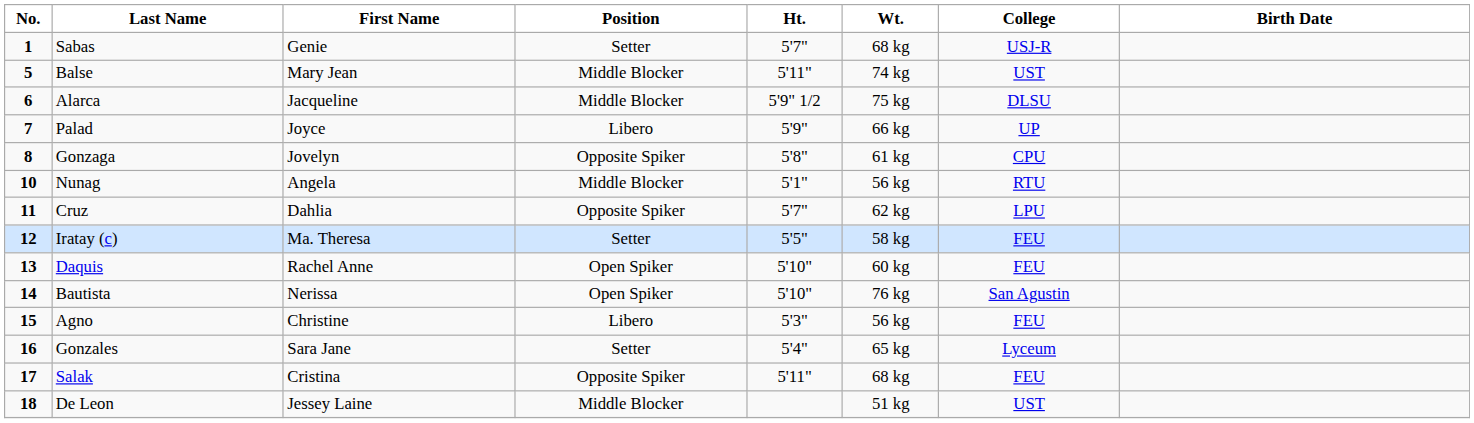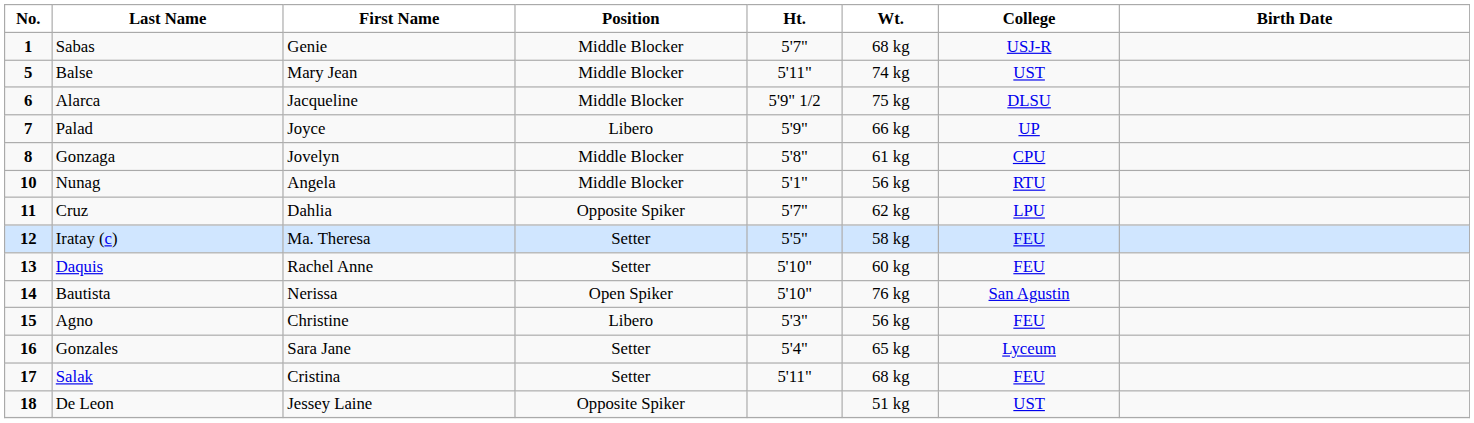(631, 46) Setter -> (631, 46) Middle Blocker
(631, 156) Opposite Spiker -> (631, 156) Middle Blocker
(631, 266) Open Spiker -> (631, 266) Setter
(631, 376) Opposite Spiker -> (631, 376) Setter
(631, 404) Middle Blocker -> (631, 404) Opposite Spiker
